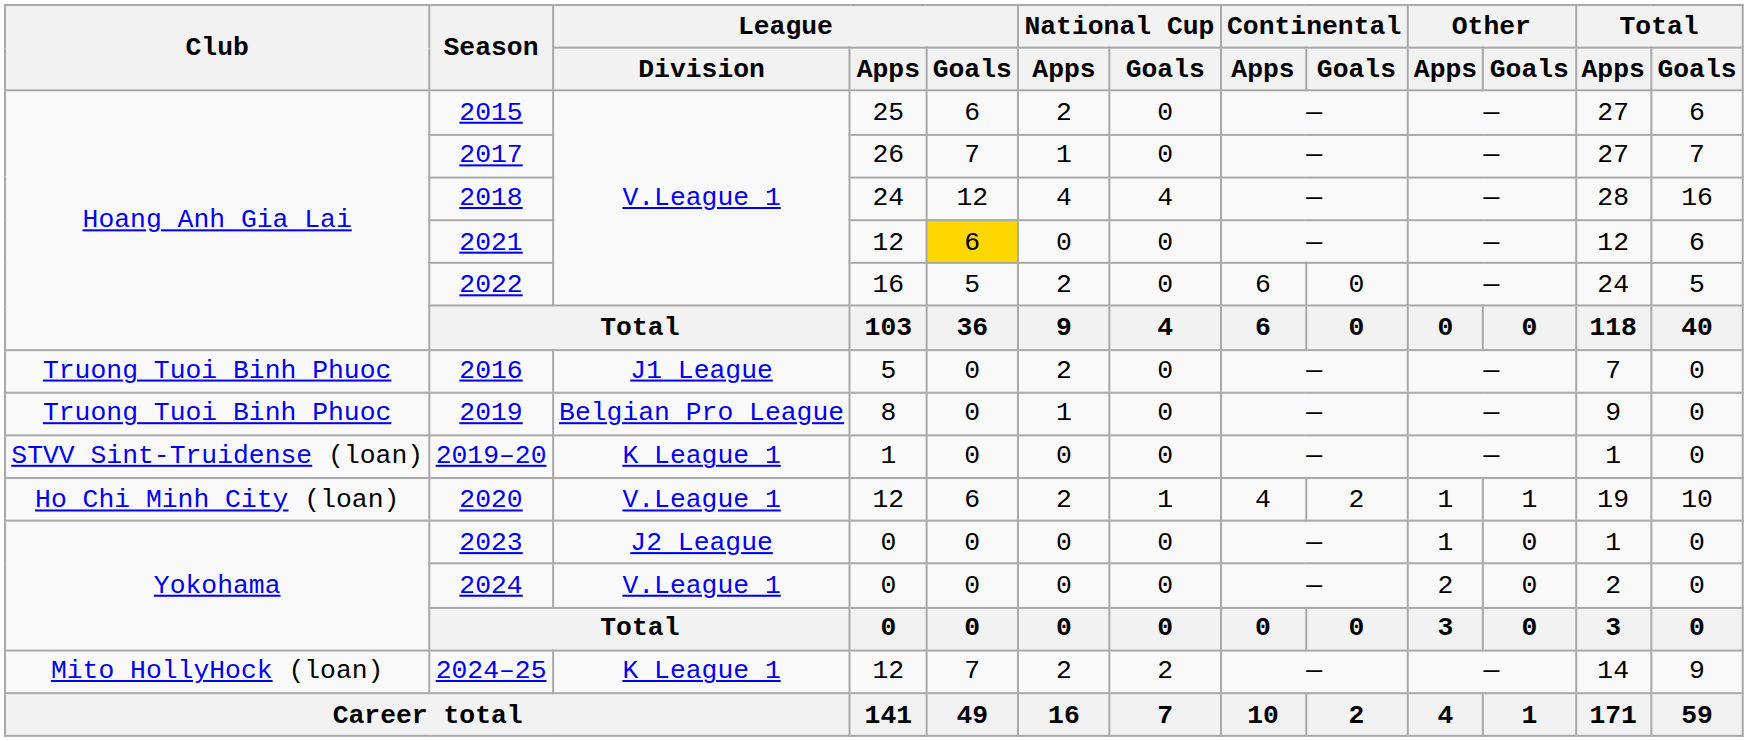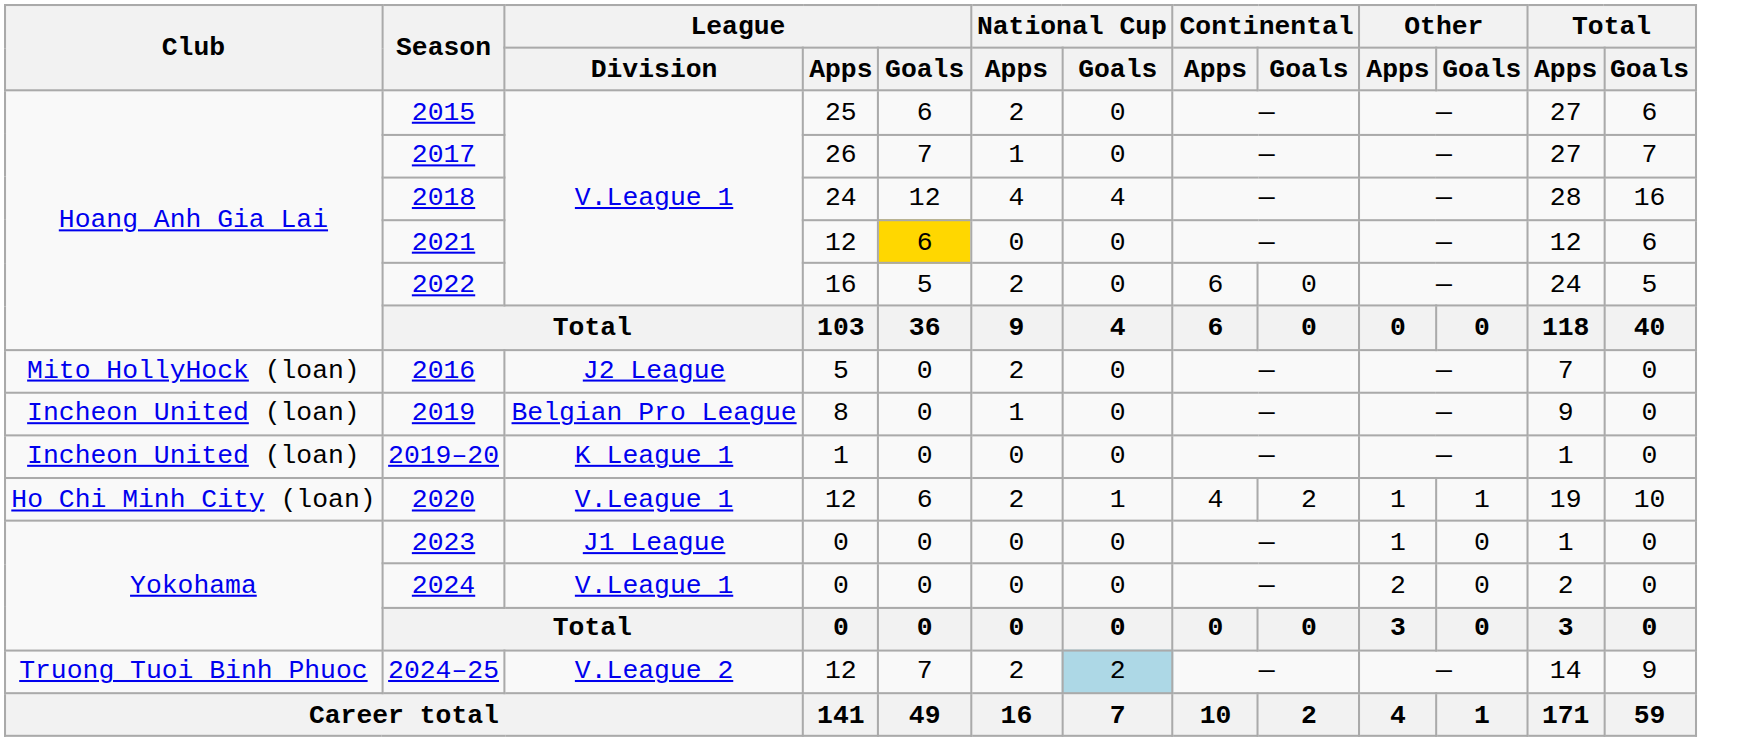(217, 371) Truong Tuoi Binh Phuoc -> (193, 371) Mito HollyHock (loan)
(702, 371) J1 League -> (654, 371) J2 League
(217, 414) Truong Tuoi Binh Phuoc -> (193, 414) Incheon United (loan)
(217, 457) STVV Sint-Truidense (loan) -> (193, 457) Incheon United (loan)
(702, 543) J2 League -> (654, 543) J1 League
(217, 672) Mito HollyHock (loan) -> (193, 672) Truong Tuoi Binh Phuoc
(702, 672) K League 1 -> (654, 672) V.League 2
(1165, 672) no background -> (1118, 672) lightblue background
